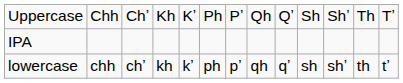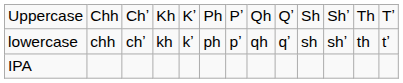rows swapped: (43, 66) <-> (20, 41)
